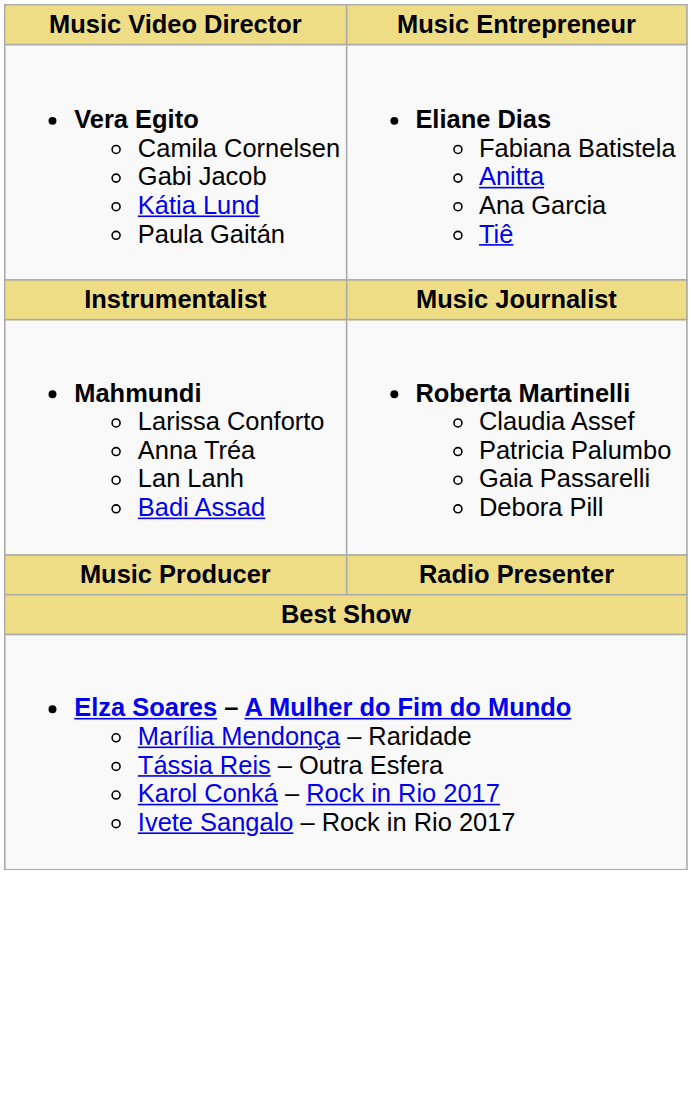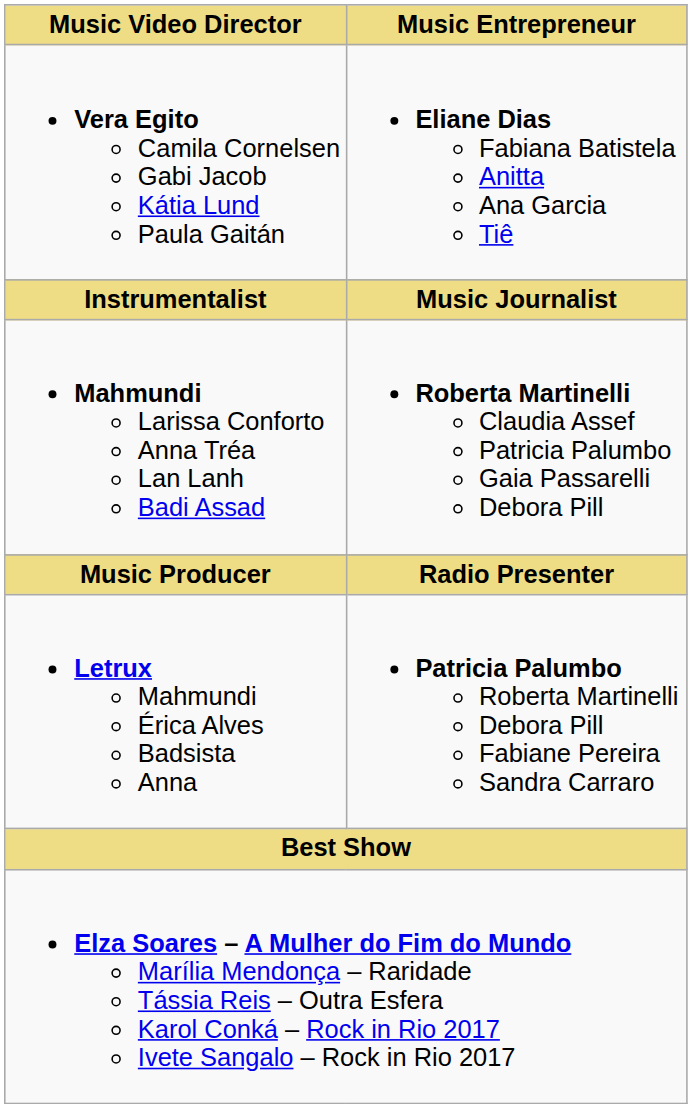+ row: (175, 726)
